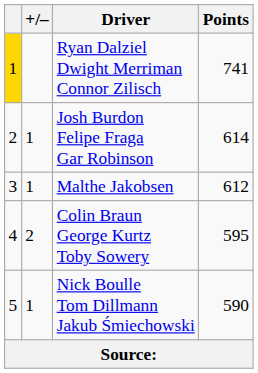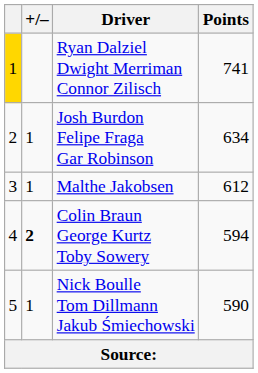(236, 137) 614 -> (236, 137) 634
(30, 235) normal -> (30, 235) bold
(236, 235) 595 -> (236, 235) 594
